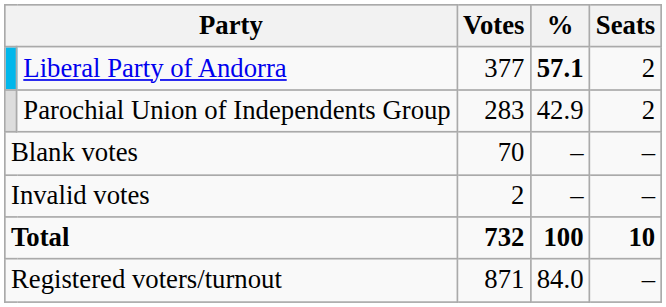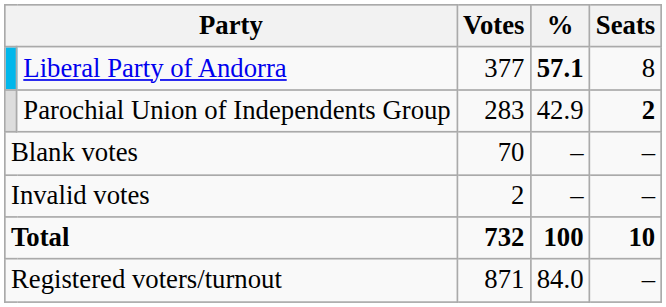(649, 68) 2 -> (649, 68) 8
(649, 110) normal -> (649, 110) bold
